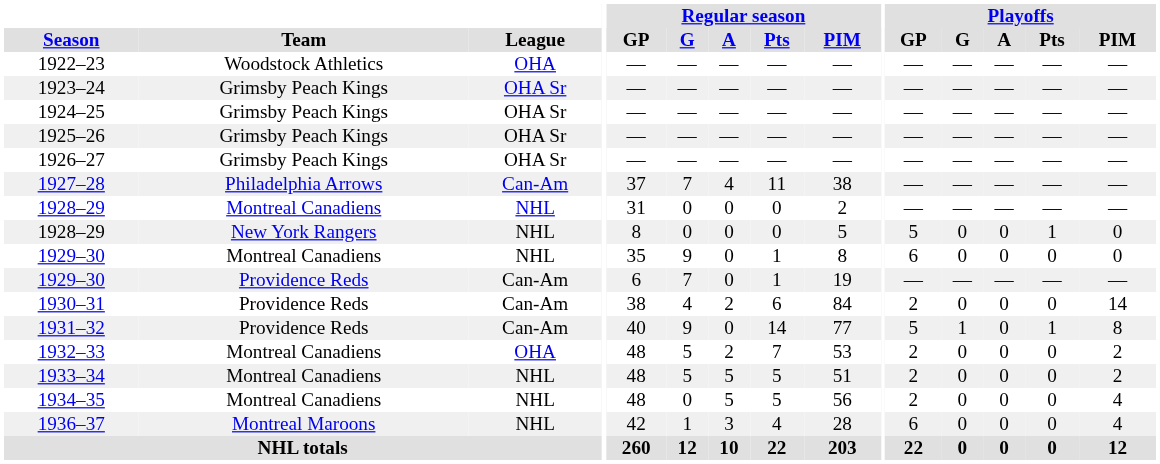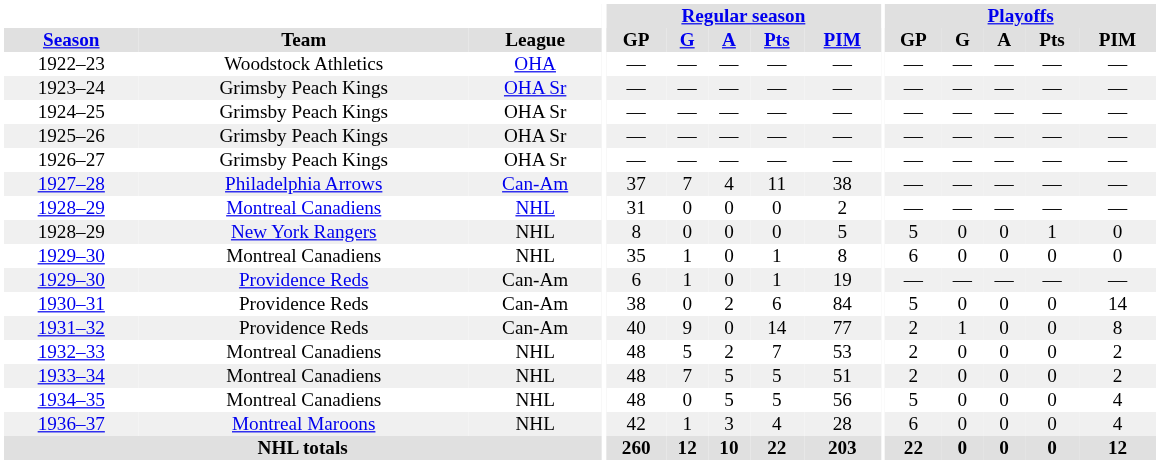(687, 255) 9 -> (687, 255) 1
(687, 279) 7 -> (687, 279) 1
(687, 303) 4 -> (687, 303) 0
(913, 303) 2 -> (913, 303) 5
(913, 327) 5 -> (913, 327) 2
(1052, 327) 1 -> (1052, 327) 0
(535, 351) OHA -> (535, 351) NHL
(687, 375) 5 -> (687, 375) 7
(913, 399) 2 -> (913, 399) 5
